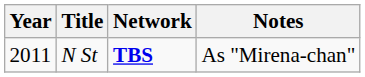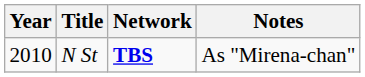(30, 54) 2011 -> (31, 54) 2010
